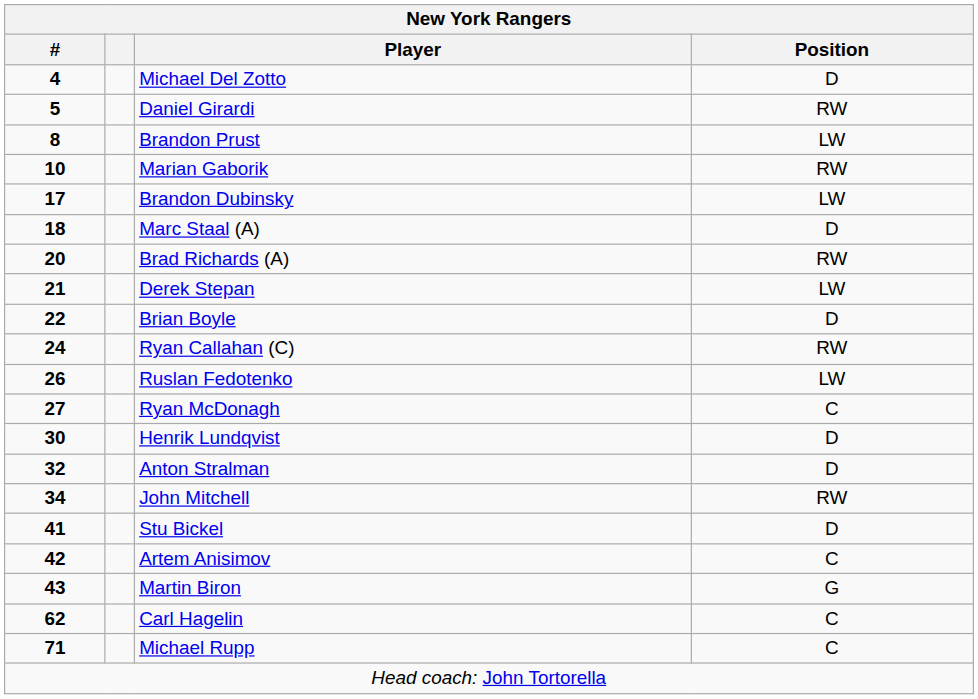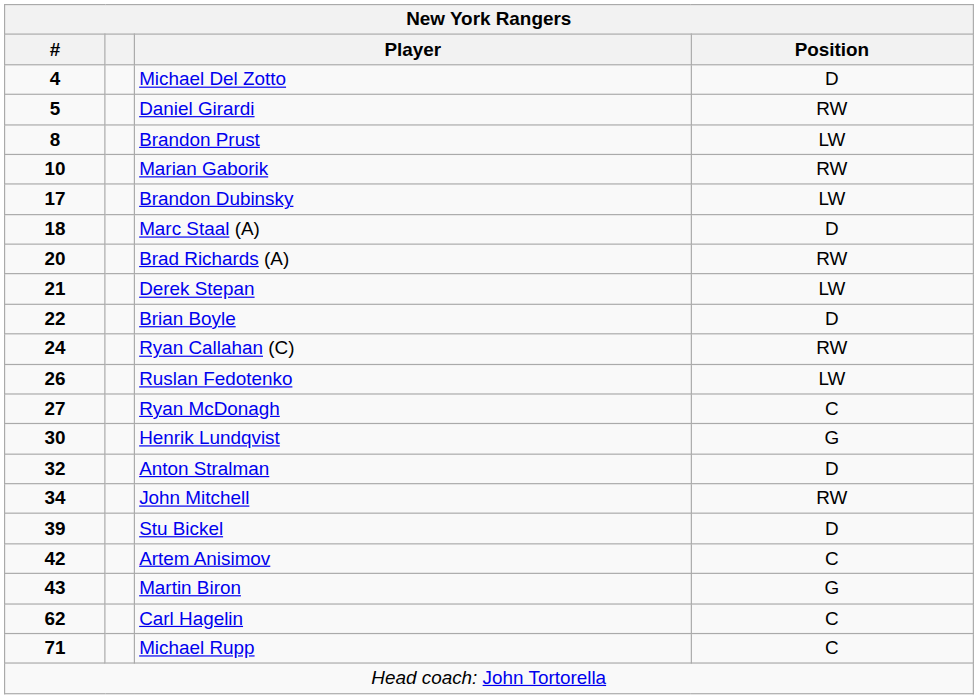(832, 438) D -> (832, 438) G
(55, 528) 41 -> (55, 528) 39
